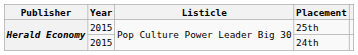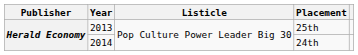(101, 27) 2015 -> (101, 27) 2013
(101, 42) 2015 -> (101, 42) 2014
